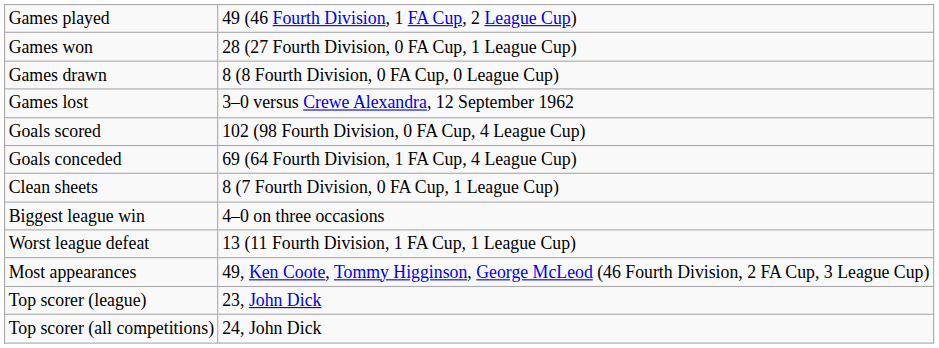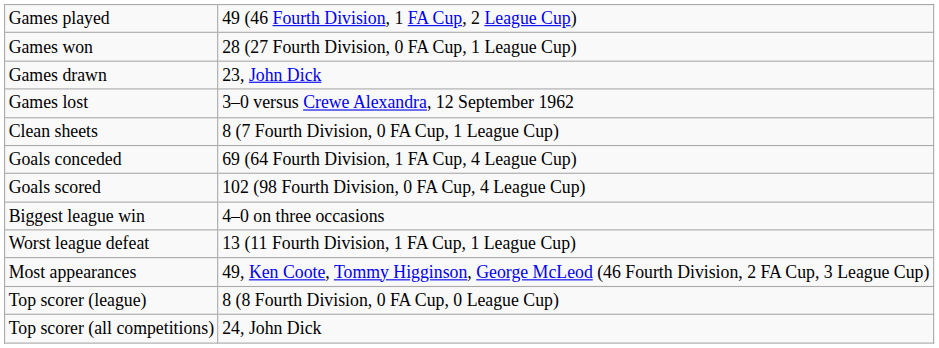(391, 74) 8 (8 Fourth Division, 0 FA Cup, 0 League Cup) -> (272, 74) 23, John Dick
rows swapped: (55, 131) <-> (53, 187)
(272, 300) 23, John Dick -> (391, 300) 8 (8 Fourth Division, 0 FA Cup, 0 League Cup)
